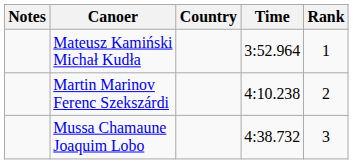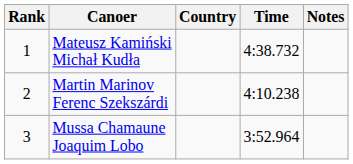columns swapped: (326, 17) <-> (27, 17)
(272, 51) 3:52.964 -> (271, 51) 4:38.732
(272, 136) 4:38.732 -> (271, 136) 3:52.964
